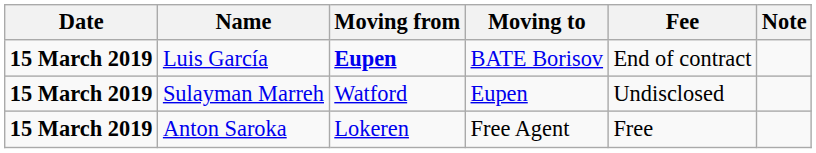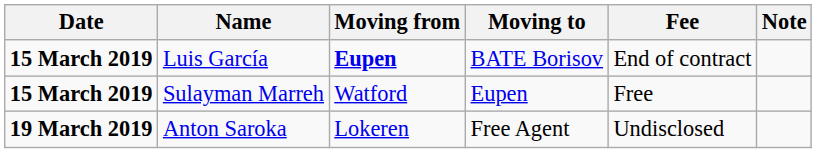(669, 93) Undisclosed -> (633, 93) Free
(81, 128) 15 March 2019 -> (81, 128) 19 March 2019
(633, 128) Free -> (669, 128) Undisclosed
